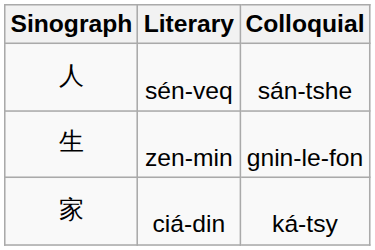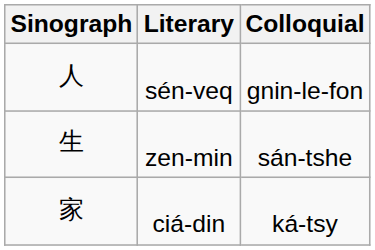(305, 90) sán-tshe -> (305, 90) gnin-le-fon
(305, 157) gnin-le-fon -> (305, 157) sán-tshe
